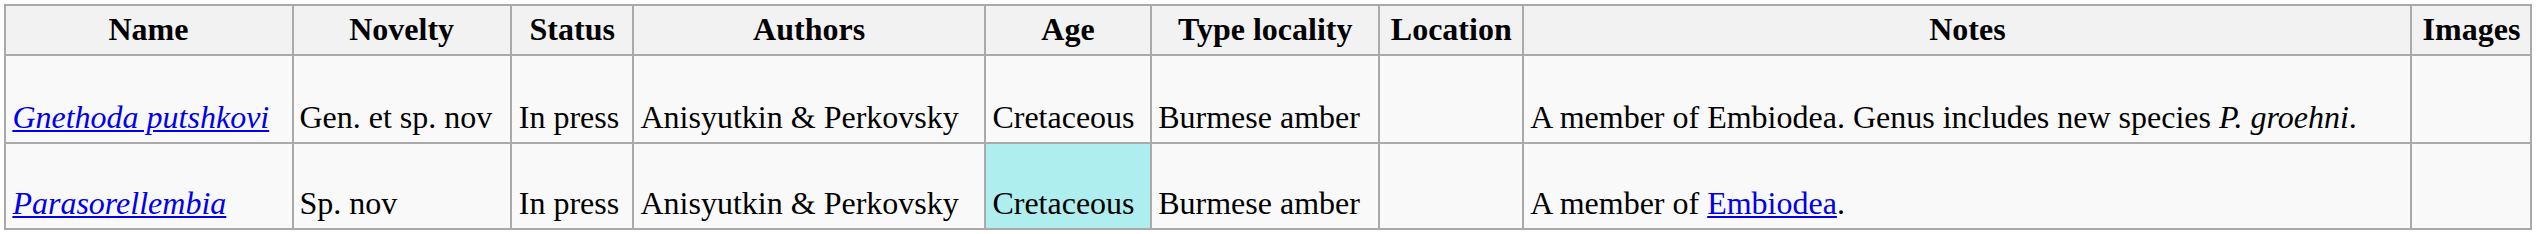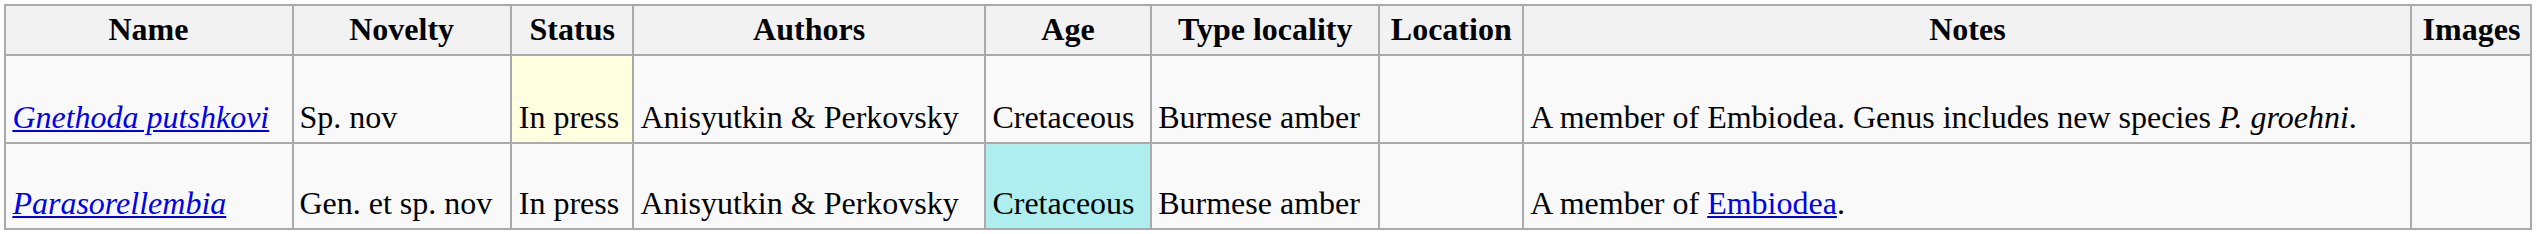(396, 116) Gen. et sp. nov -> (348, 116) Sp. nov
(569, 116) no background -> (569, 116) lightyellow background
(348, 203) Sp. nov -> (396, 203) Gen. et sp. nov
